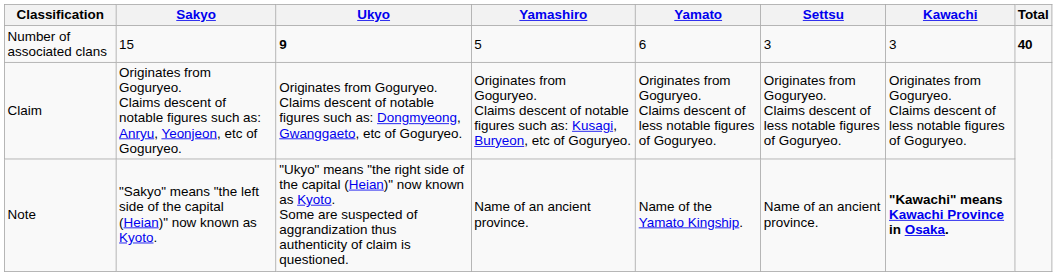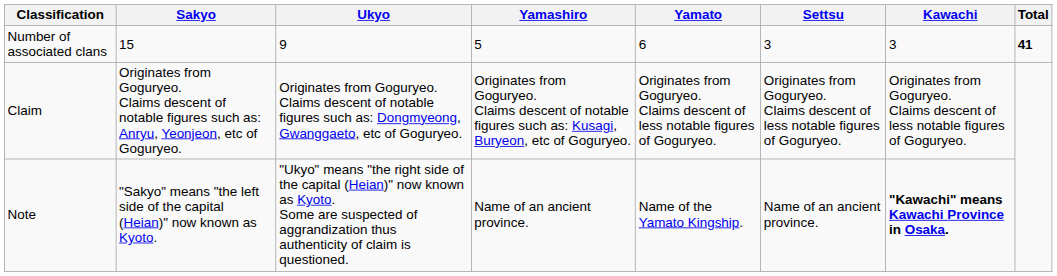(283, 44) bold -> (283, 44) normal
(1025, 44) 40 -> (1025, 44) 41
